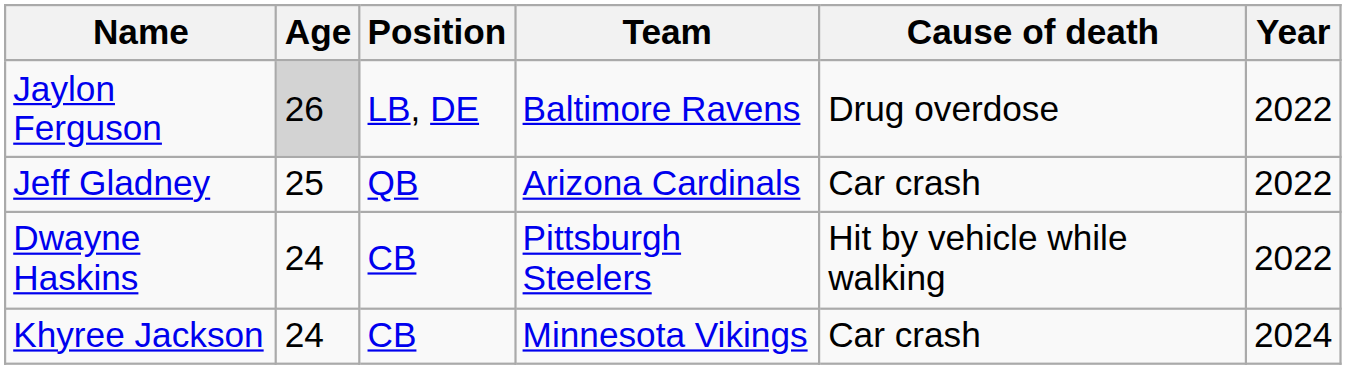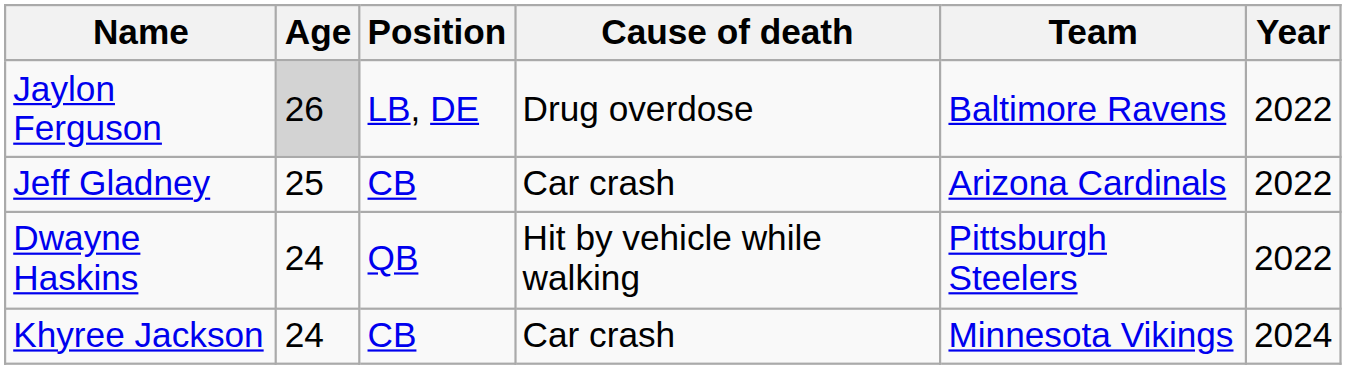columns swapped: (667, 32) <-> (1033, 32)
(393, 183) QB -> (392, 183) CB
(392, 259) CB -> (393, 259) QB
